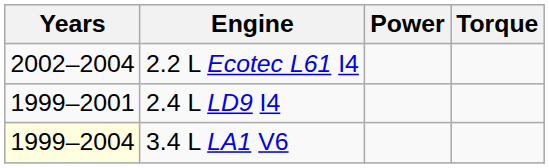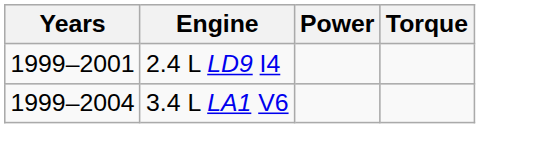- row: (252, 63)
(73, 142) lightyellow background -> (73, 102) no background
